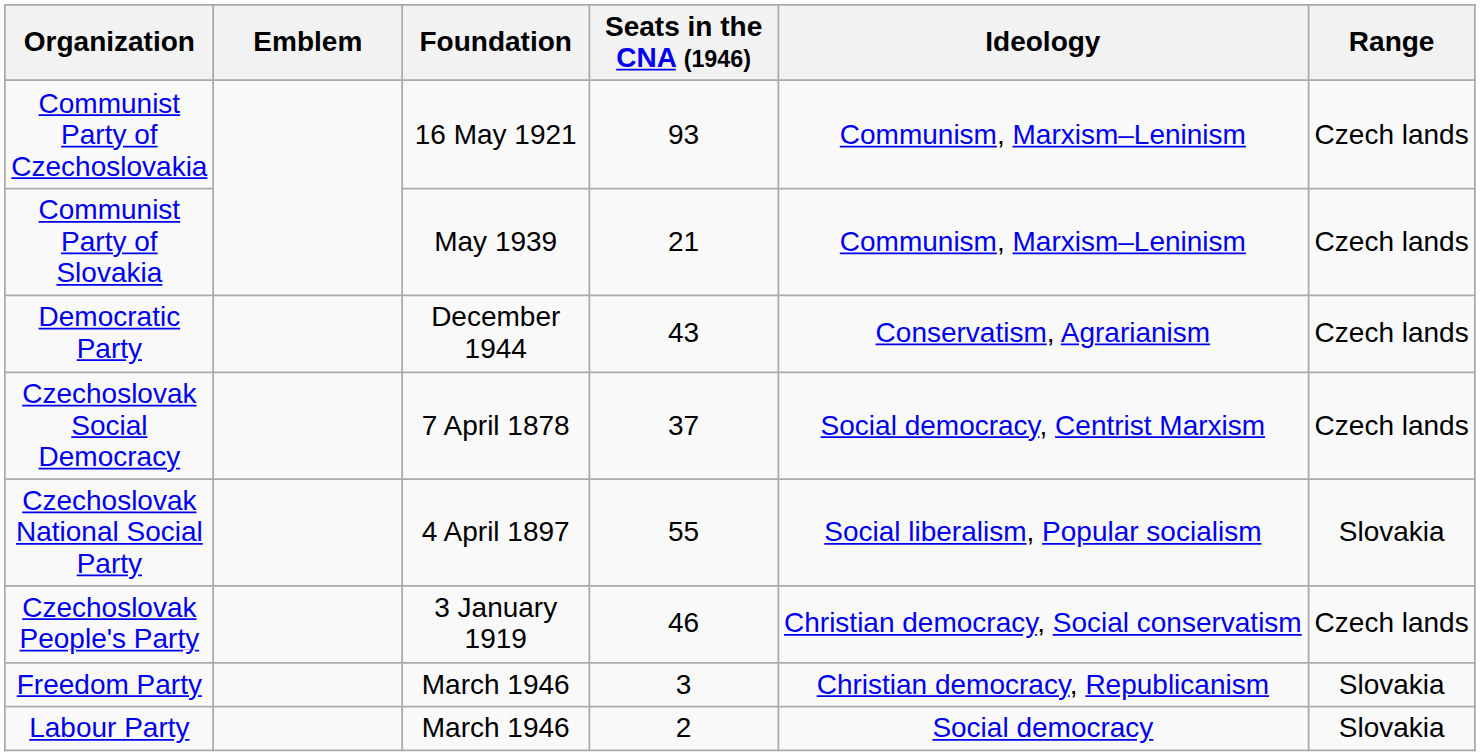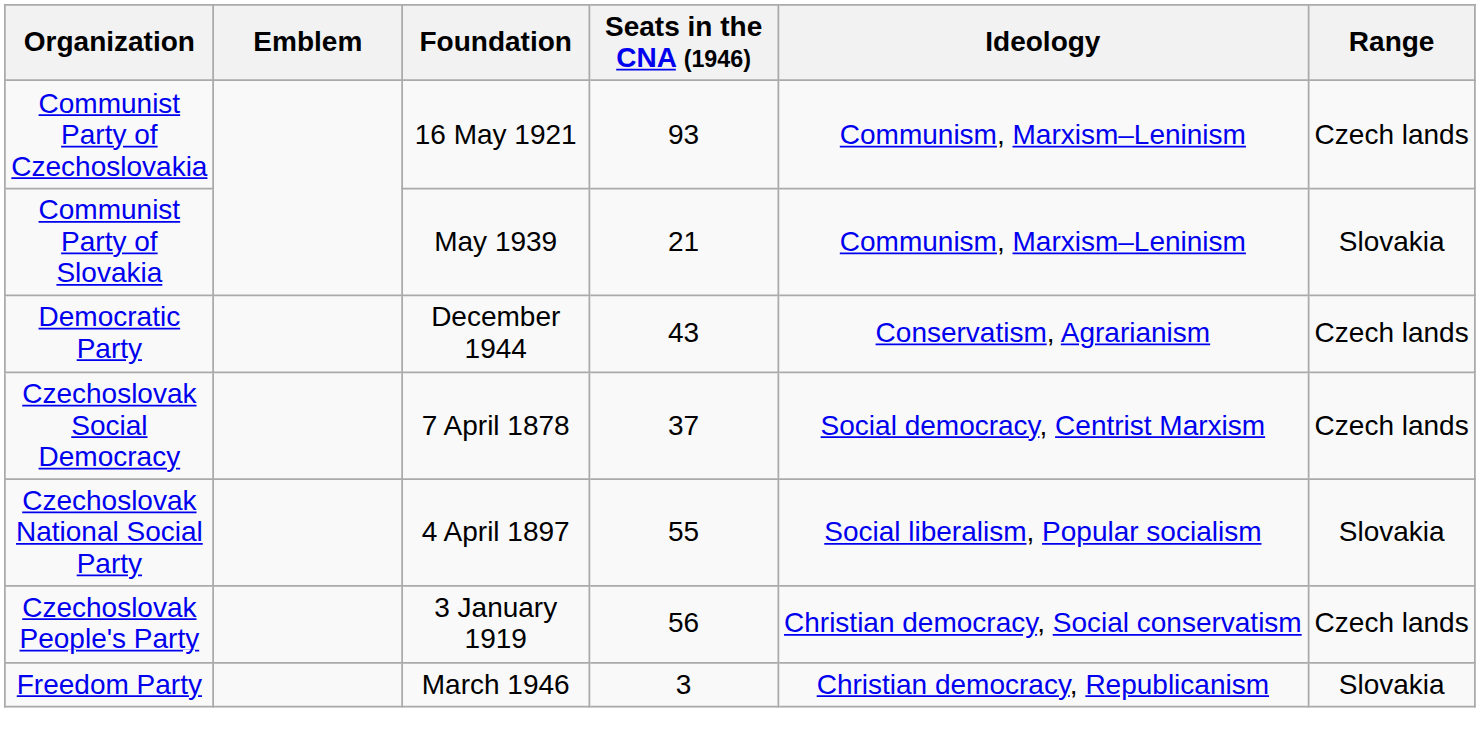(1392, 241) Czech lands -> (1392, 241) Slovakia
(684, 623) 46 -> (684, 623) 56
- row: (109, 728)
